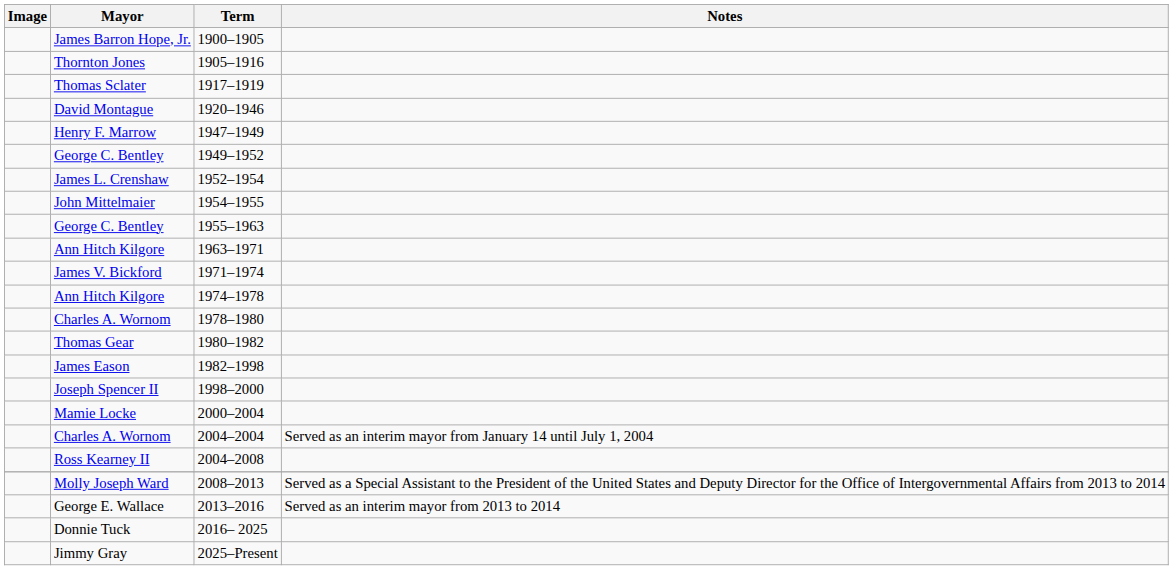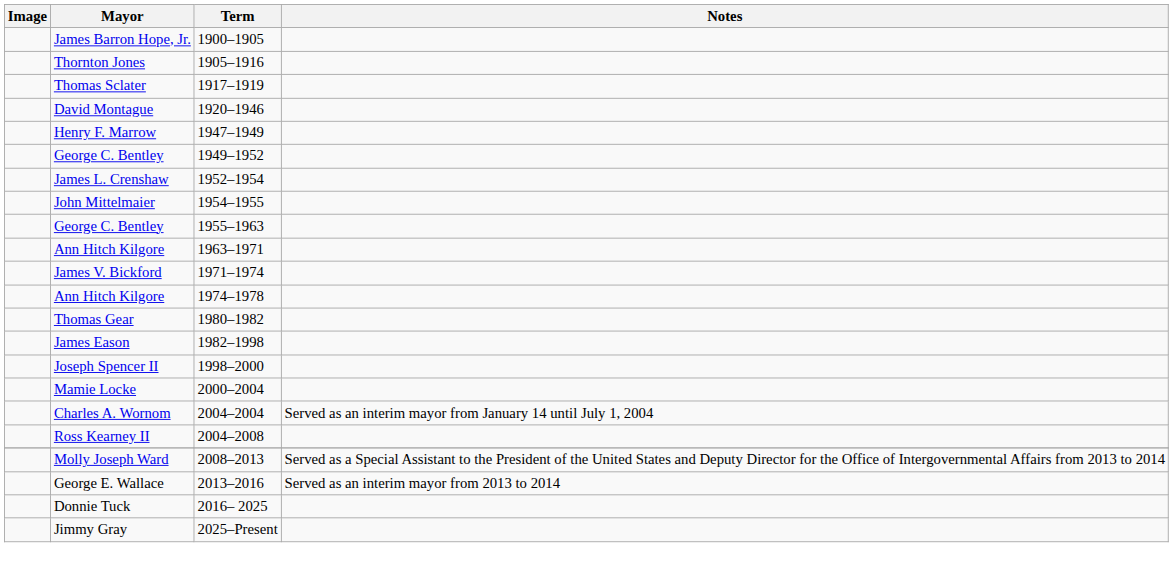- row: (231, 319)
